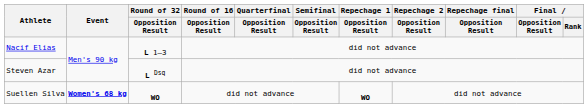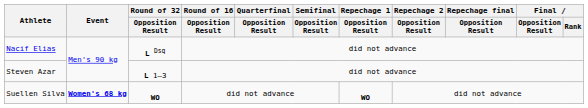(155, 52) L 1–3 -> (155, 53) L Dsq
(155, 74) L Dsq -> (155, 75) L 1–3
